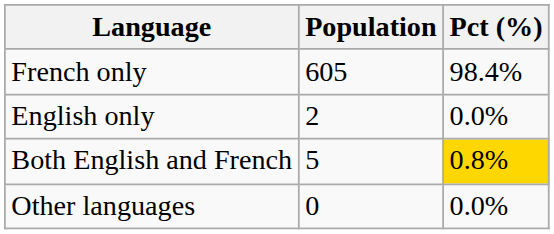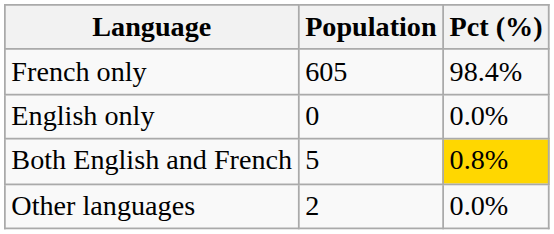(312, 116) 2 -> (312, 116) 0
(312, 205) 0 -> (312, 205) 2
